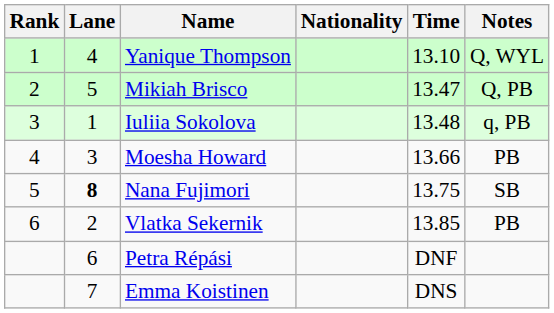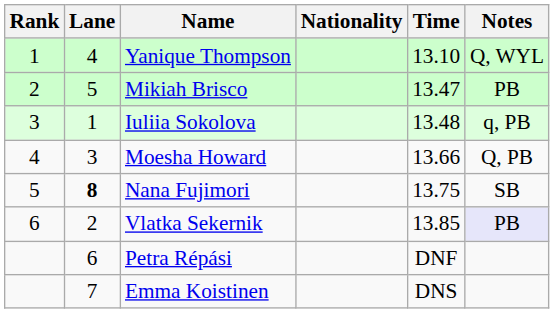(507, 88) Q, PB -> (507, 88) PB
(507, 156) PB -> (507, 156) Q, PB
(507, 223) no background -> (507, 223) lavender background
